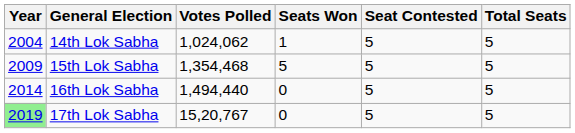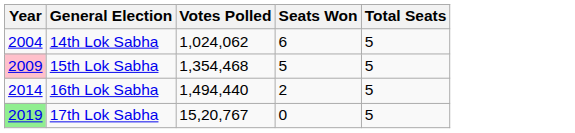- column: (421, 16)
(283, 41) 1 -> (283, 41) 6
(25, 66) no background -> (25, 66) pink background
(283, 90) 0 -> (283, 90) 2
